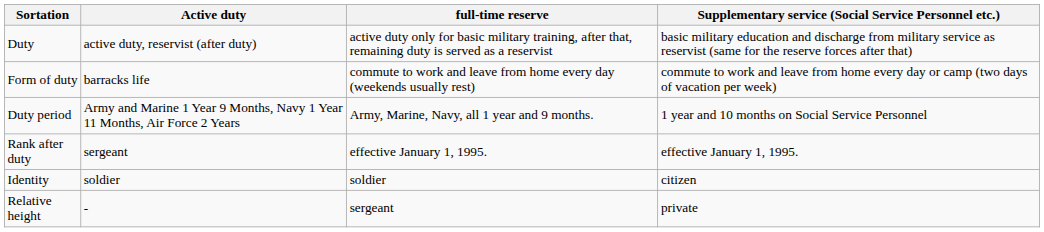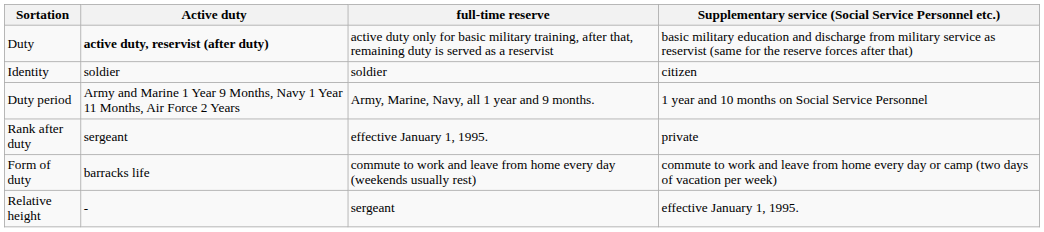(170, 43) normal -> (176, 43) bold
rows swapped: (28, 180) <-> (43, 79)
(730, 151) effective January 1, 1995. -> (680, 136) private
(679, 208) private -> (730, 208) effective January 1, 1995.
